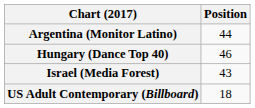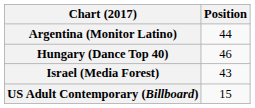(226, 93) 18 -> (226, 93) 15
